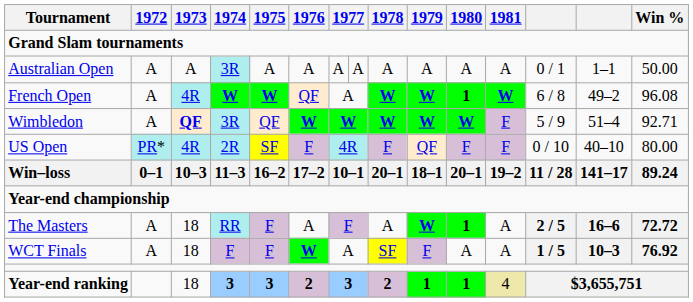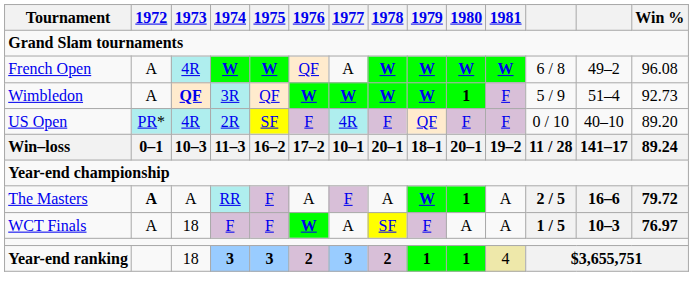- row: (61, 68)
(466, 94) 1 -> (466, 68) W
(466, 120) W -> (466, 94) 1
(660, 120) 92.71 -> (660, 94) 92.73
(660, 146) 80.00 -> (660, 120) 89.20
(151, 224) normal -> (151, 198) bold
(191, 224) 18 -> (191, 198) A
(660, 224) 72.72 -> (660, 198) 79.72
(660, 250) 76.92 -> (660, 224) 76.97
